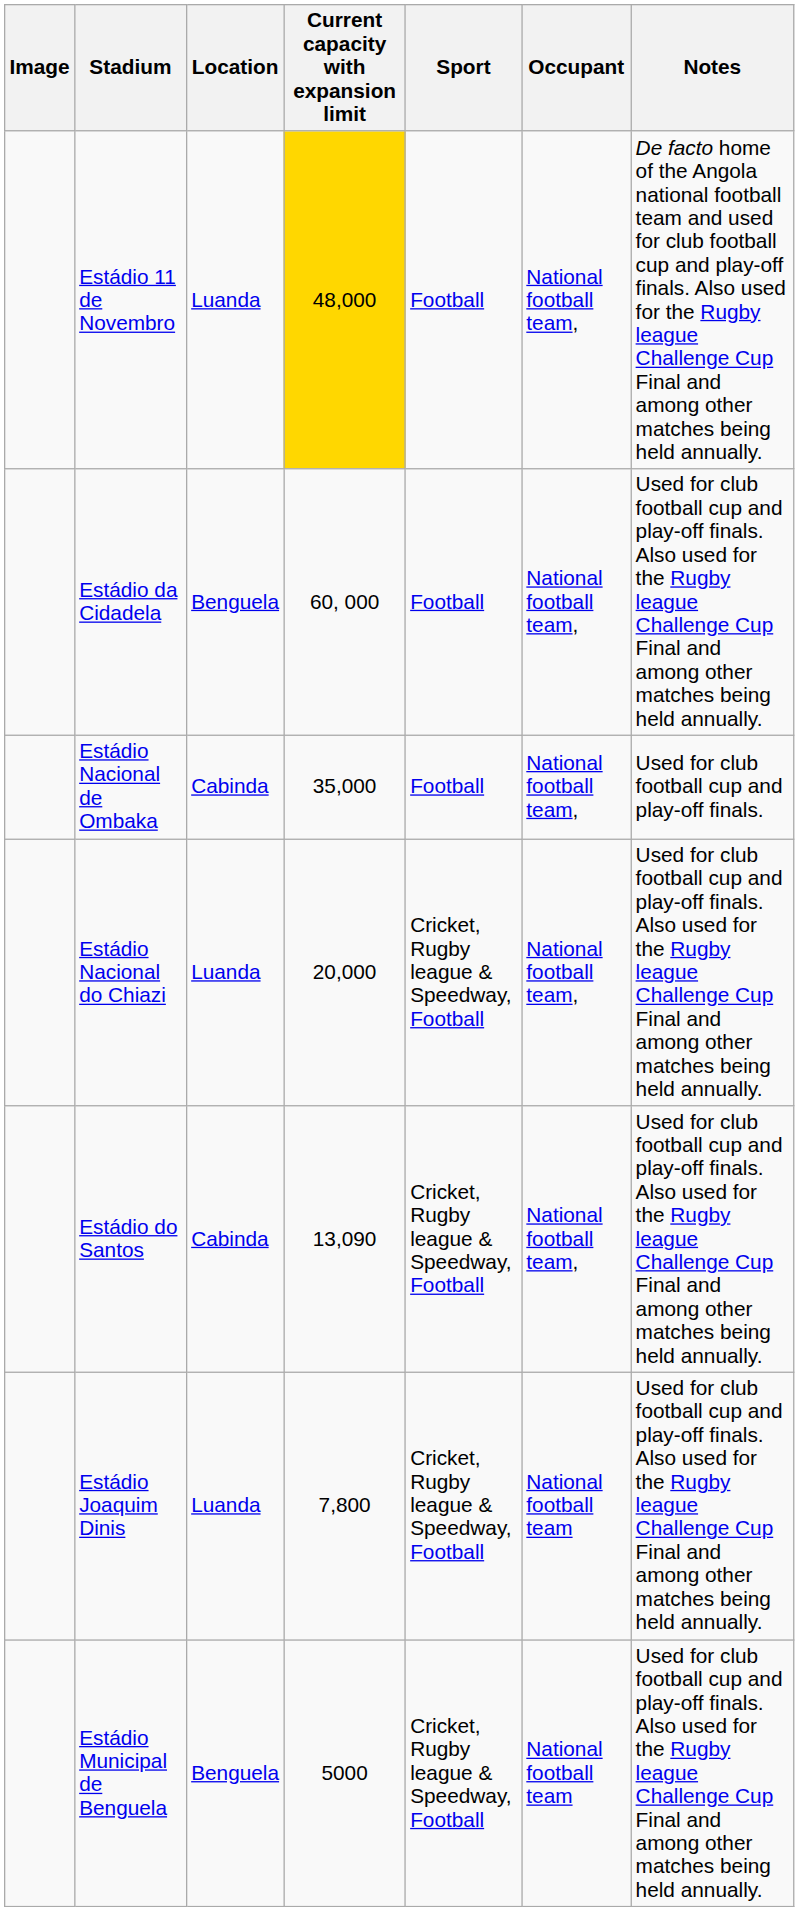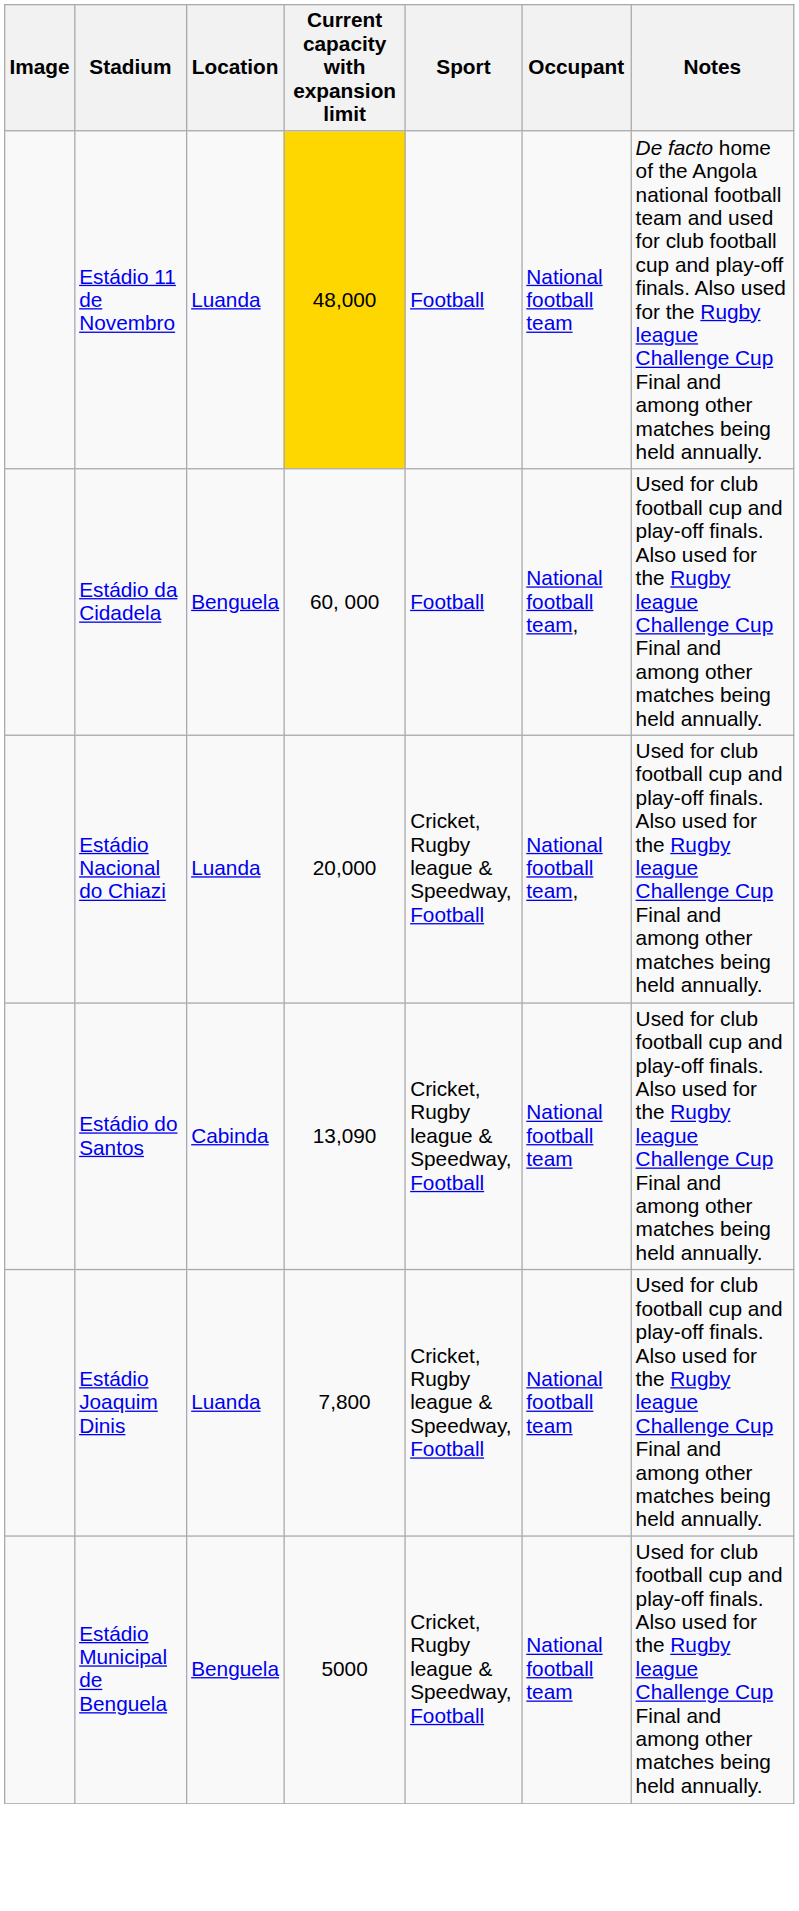(564, 299) National football team, -> (564, 299) National football team
- row: (120, 786)
(564, 1238) National football team, -> (564, 1135) National football team
